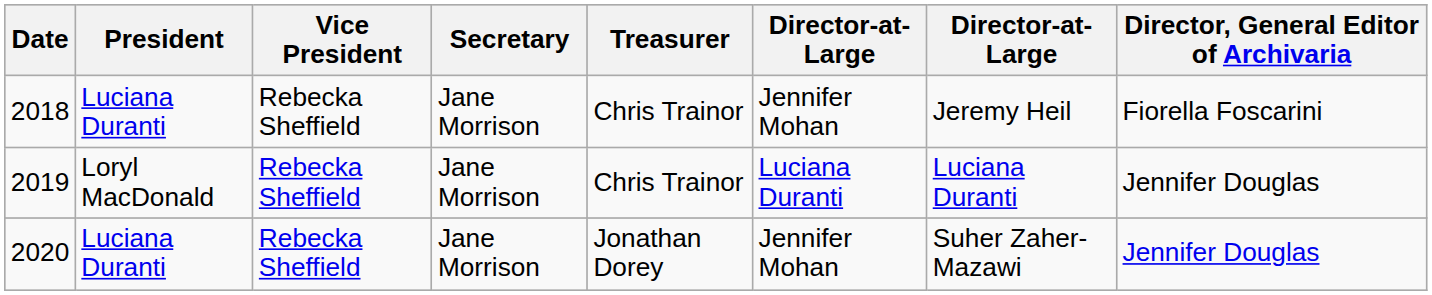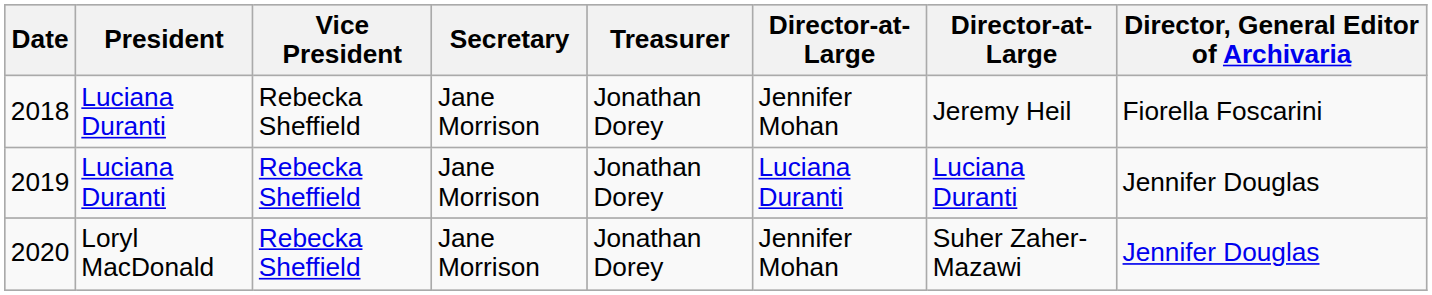(668, 111) Chris Trainor -> (647, 111) Jonathan Dorey
(148, 182) Loryl MacDonald -> (127, 182) Luciana Duranti
(668, 182) Chris Trainor -> (647, 182) Jonathan Dorey
(127, 253) Luciana Duranti -> (148, 253) Loryl MacDonald
